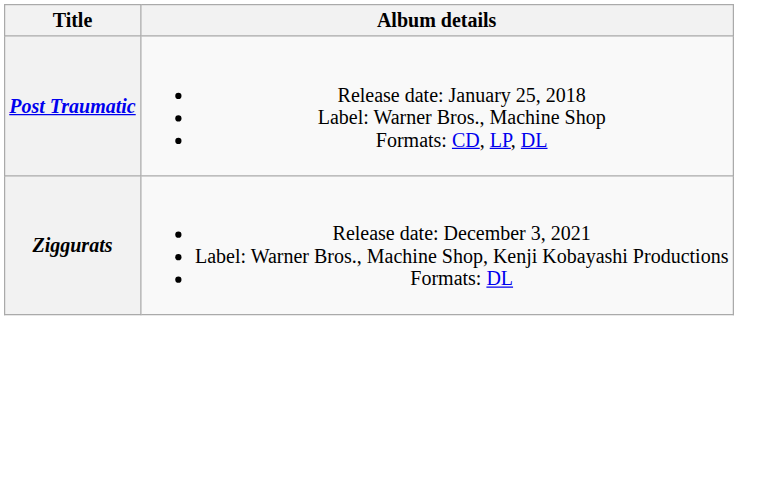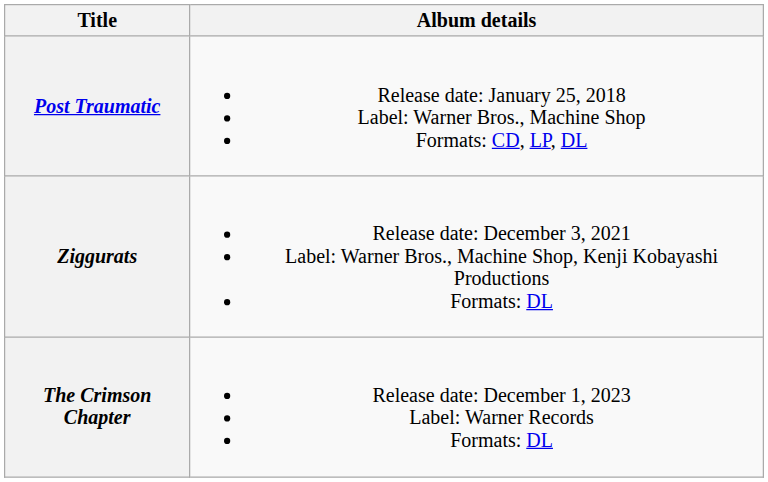+ row: (97, 406)
